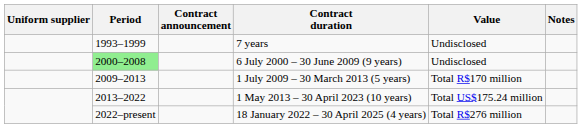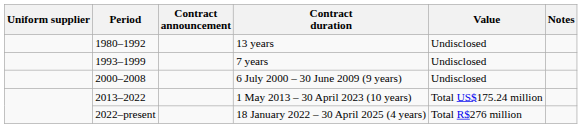+ row: (255, 43)
(120, 61) lightgreen background -> (120, 79) no background
- row: (323, 79)
